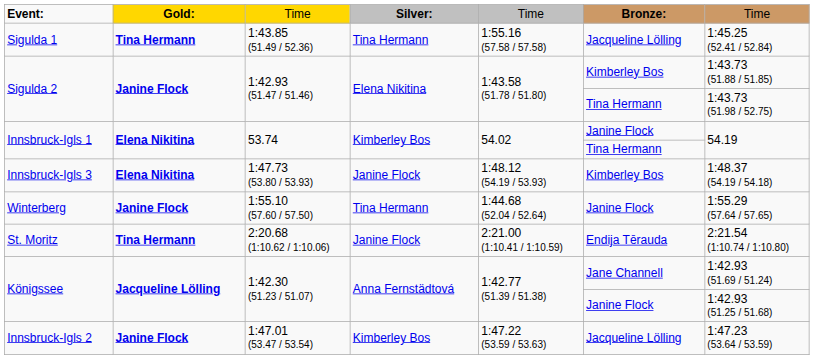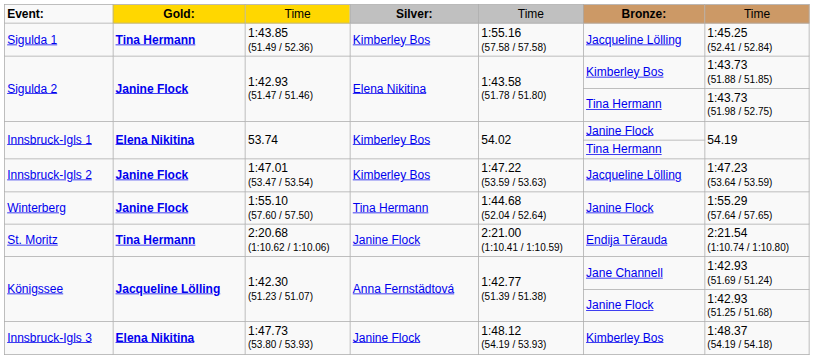(391, 39) Tina Hermann -> (391, 39) Kimberley Bos
rows swapped: (49, 338) <-> (49, 175)
